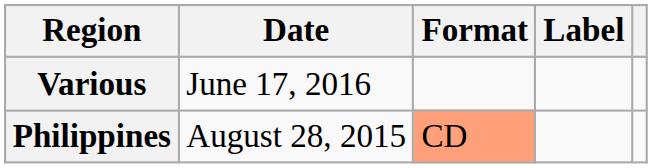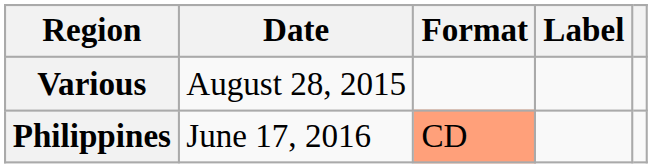(279, 83) June 17, 2016 -> (296, 83) August 28, 2015
(296, 135) August 28, 2015 -> (279, 135) June 17, 2016
